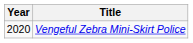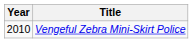(19, 29) 2020 -> (19, 29) 2010
